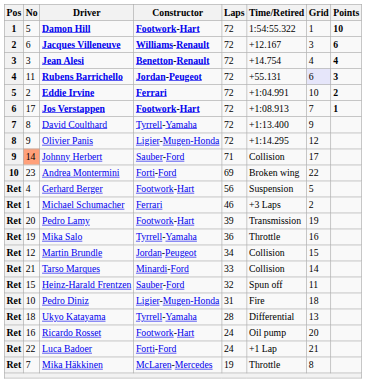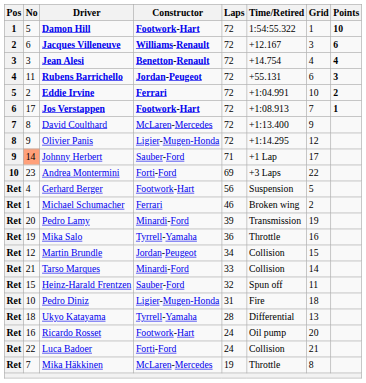(311, 76) lavender background -> (311, 76) no background
(166, 124) Tyrrell-Yamaha -> (174, 124) McLaren-Mercedes
(267, 157) Collision -> (263, 157) +1 Lap
(274, 173) Broken wing -> (265, 173) +3 Laps
(265, 205) +3 Laps -> (274, 205) Broken wing
(165, 221) Footwork-Hart -> (162, 221) Minardi-Ford
(263, 349) +1 Lap -> (267, 349) Collision
